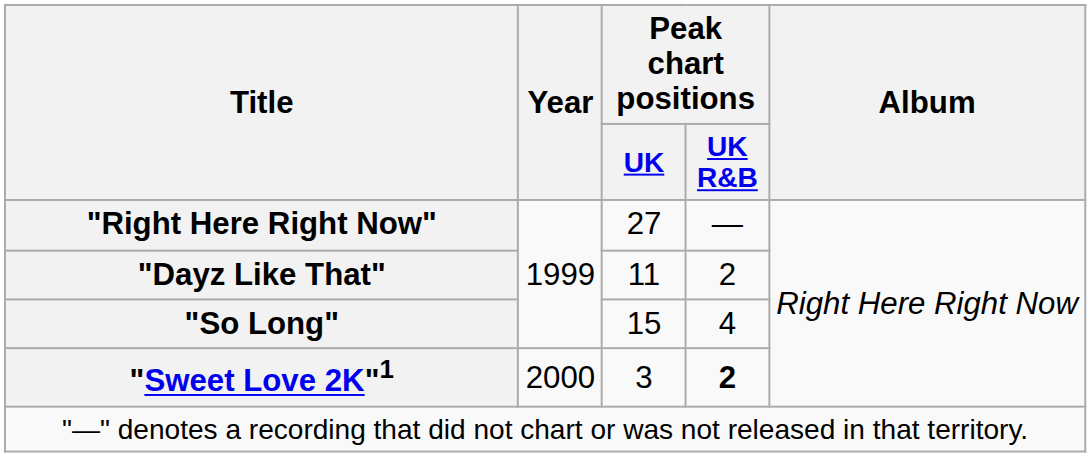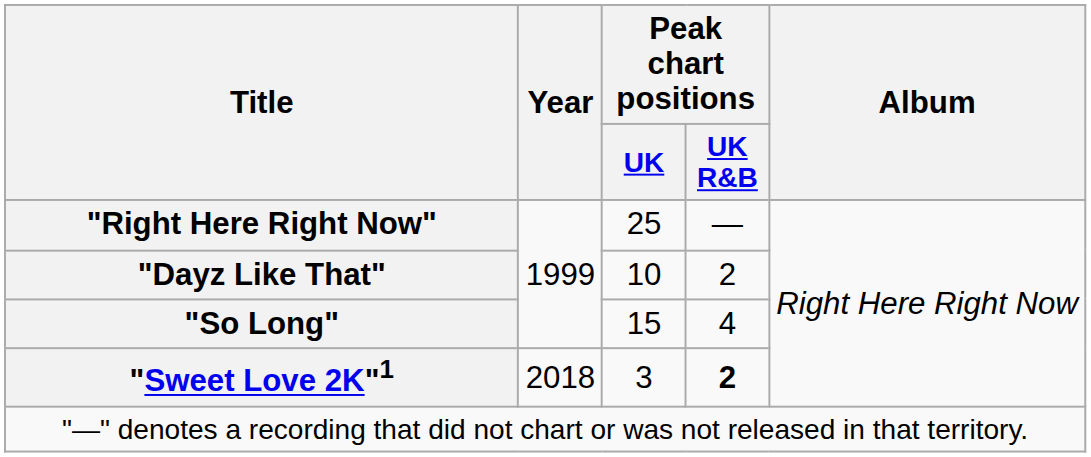(644, 224) 27 -> (644, 224) 25
(644, 273) 11 -> (644, 273) 10
(560, 377) 2000 -> (560, 377) 2018
